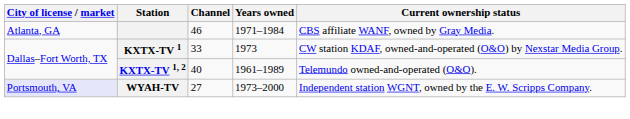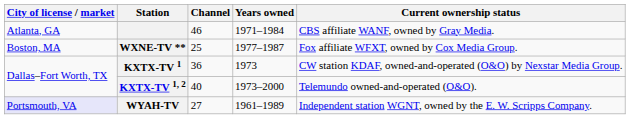+ row: (153, 47)
(196, 49) 33 -> (196, 66) 36
(260, 69) 1961–1989 -> (260, 86) 1973–2000
(260, 88) 1973–2000 -> (260, 105) 1961–1989
